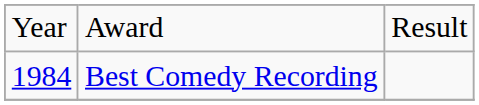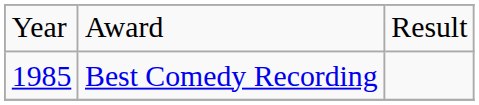(42, 75) 1984 -> (42, 75) 1985
